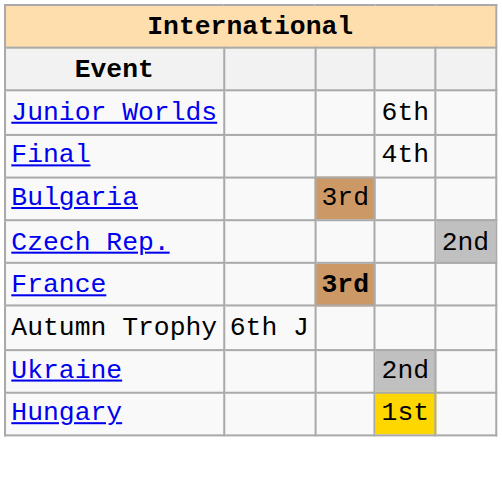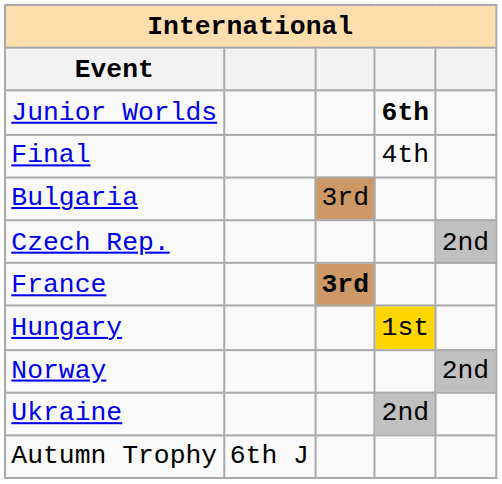(405, 113) normal -> (405, 113) bold
rows swapped: (67, 414) <-> (114, 328)
+ row: (59, 371)
